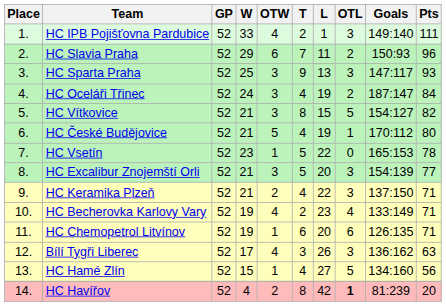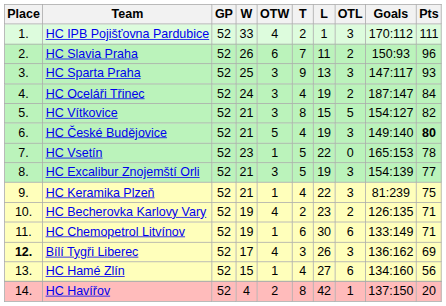(391, 34) 149:140 -> (391, 34) 170:112
(247, 53) 29 -> (247, 53) 26
(350, 133) 1 -> (350, 133) 3
(391, 133) 170:112 -> (391, 133) 149:140
(429, 133) normal -> (429, 133) bold
(324, 172) 20 -> (324, 172) 19
(275, 192) 2 -> (275, 192) 1
(391, 192) 137:150 -> (391, 192) 81:239
(429, 192) 71 -> (429, 192) 75
(350, 212) 4 -> (350, 212) 2
(391, 212) 133:149 -> (391, 212) 126:135
(324, 232) 20 -> (324, 232) 30
(391, 232) 126:135 -> (391, 232) 133:149
(24, 251) normal -> (24, 251) bold
(429, 251) 63 -> (429, 251) 69
(350, 271) 5 -> (350, 271) 6
(350, 291) bold -> (350, 291) normal
(391, 291) 81:239 -> (391, 291) 137:150
